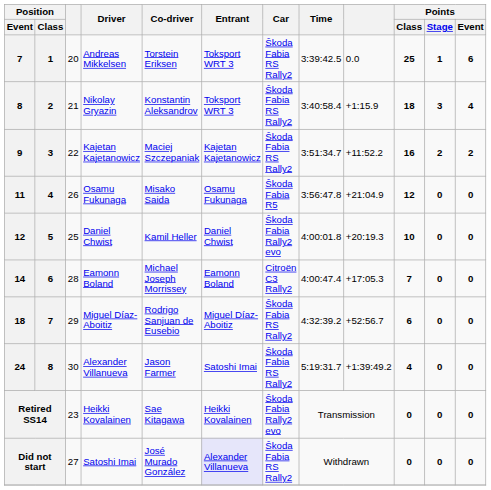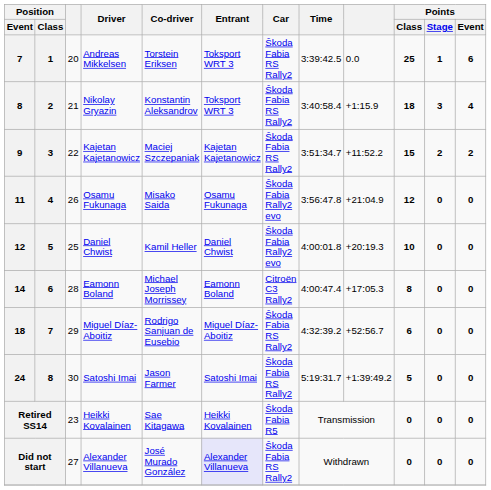(409, 152) 16 -> (409, 152) 15
(279, 194) Škoda Fabia R5 -> (279, 199) Škoda Fabia Rally2 evo
(409, 278) 7 -> (409, 289) 8
(105, 367) Alexander Villanueva -> (110, 378) Satoshi Imai
(409, 367) 4 -> (409, 378) 5
(279, 414) Škoda Fabia Rally2 evo -> (279, 419) Škoda Fabia R5
(110, 461) Satoshi Imai -> (105, 461) Alexander Villanueva
